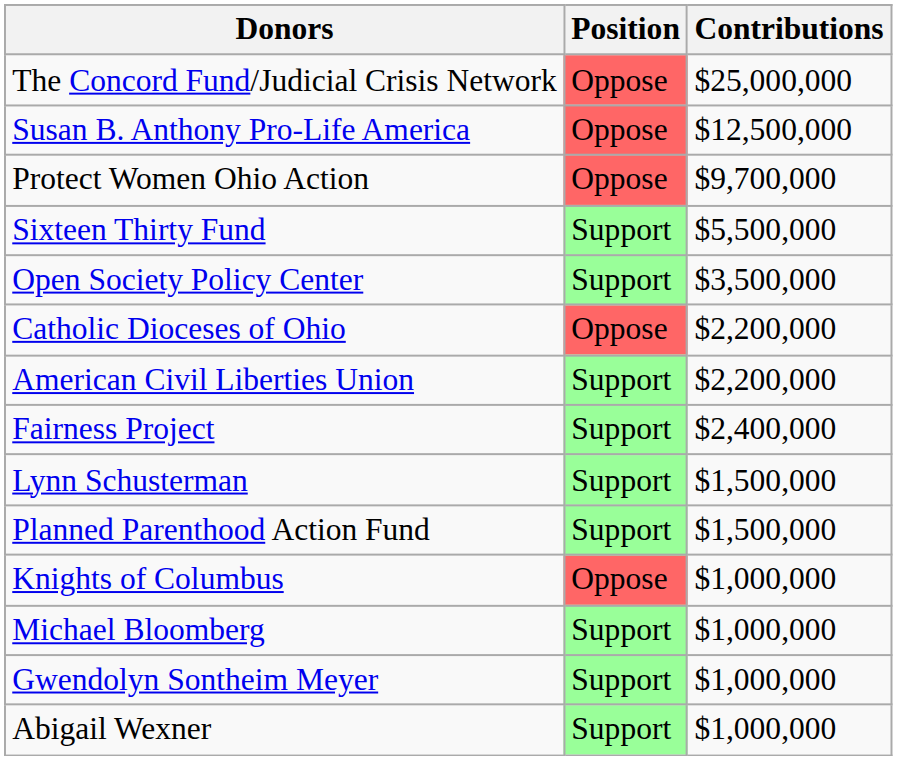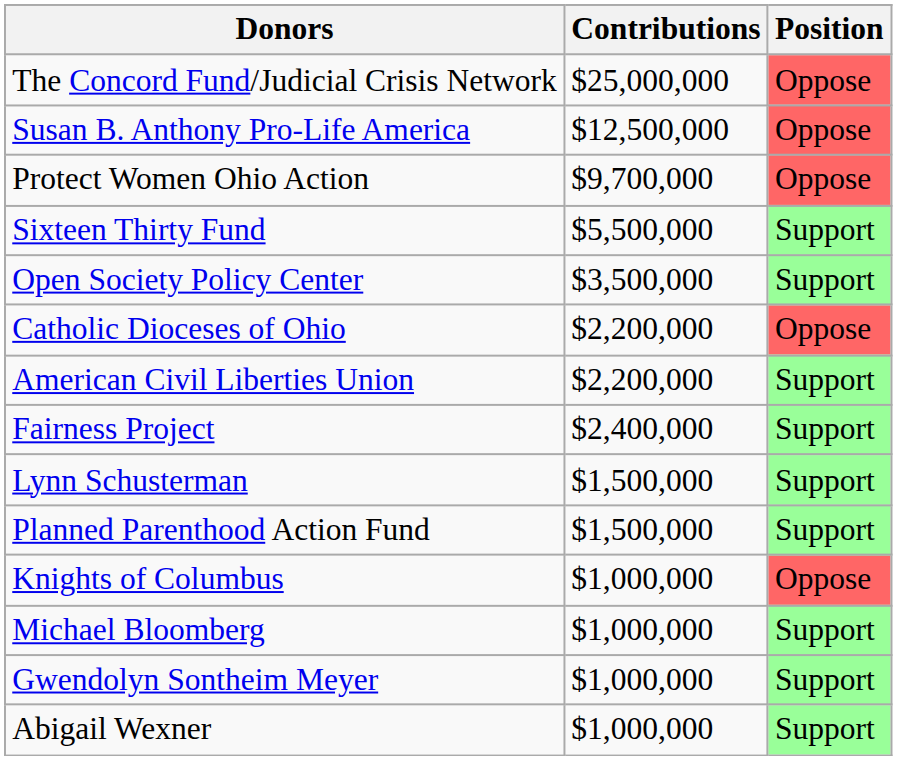columns swapped: (626, 29) <-> (789, 29)
